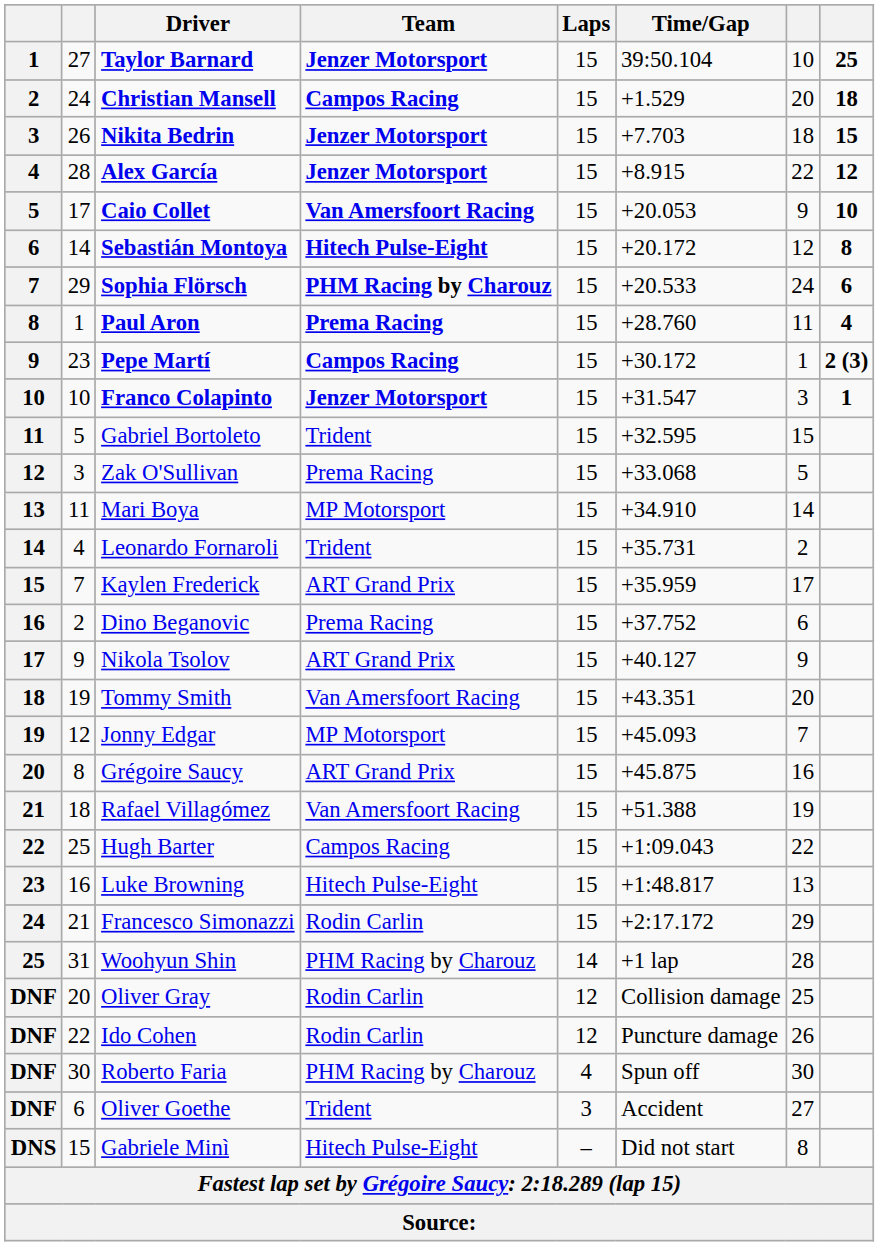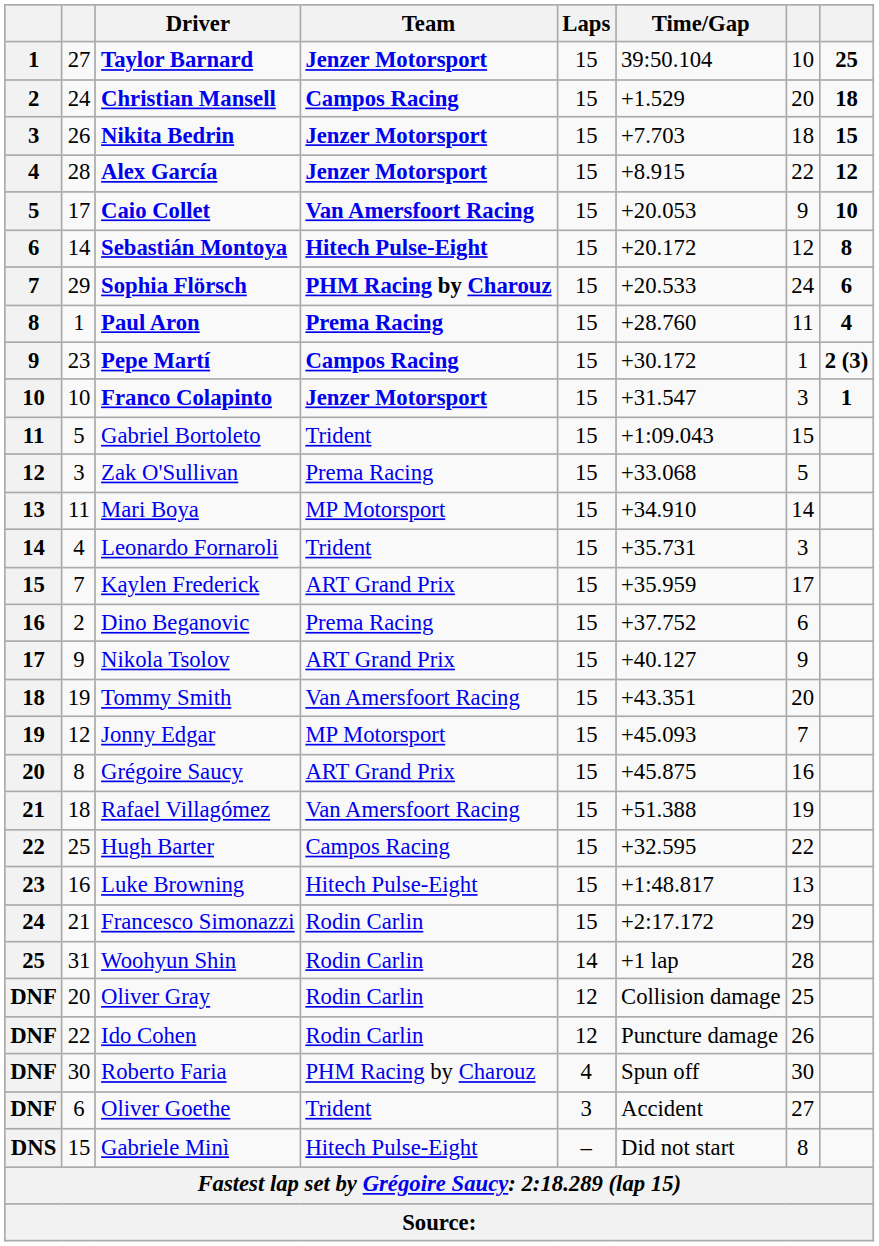(659, 435) +32.595 -> (667, 435) +1:09.043
(803, 547) 2 -> (803, 547) 3
(667, 847) +1:09.043 -> (659, 847) +32.595
(420, 959) PHM Racing by Charouz -> (364, 959) Rodin Carlin
